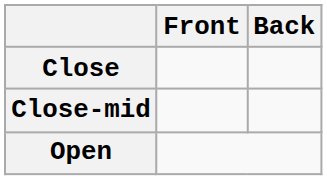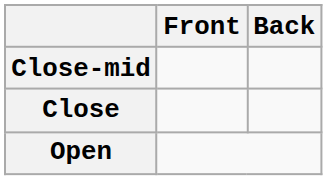rows swapped: (81, 68) <-> (81, 110)
